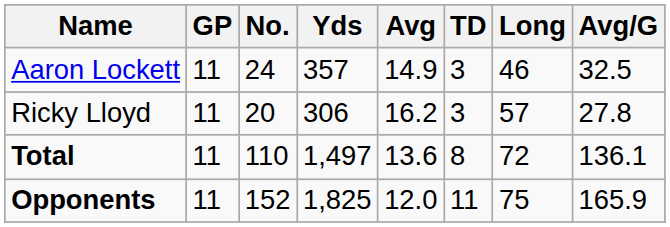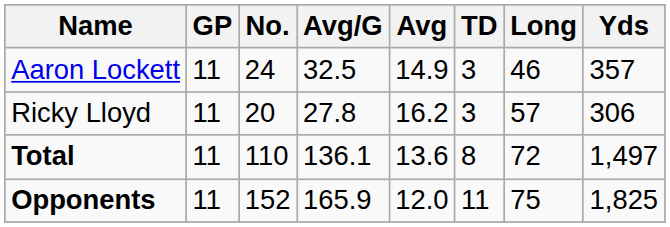columns swapped: (337, 26) <-> (618, 26)
